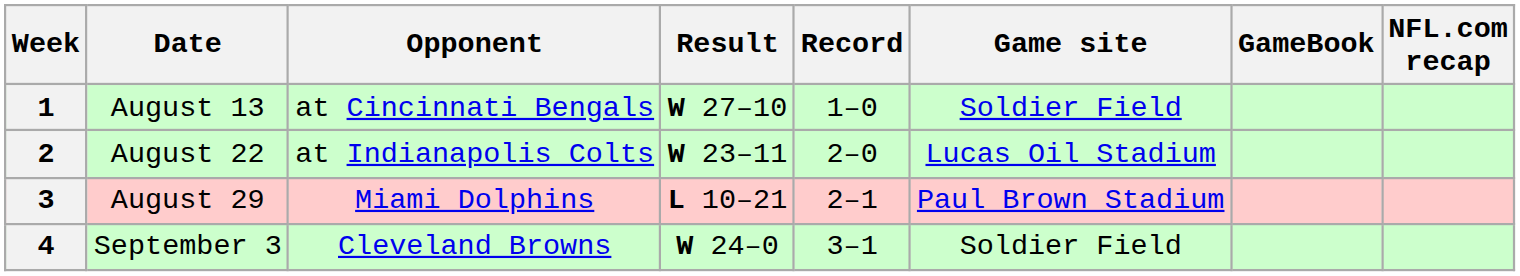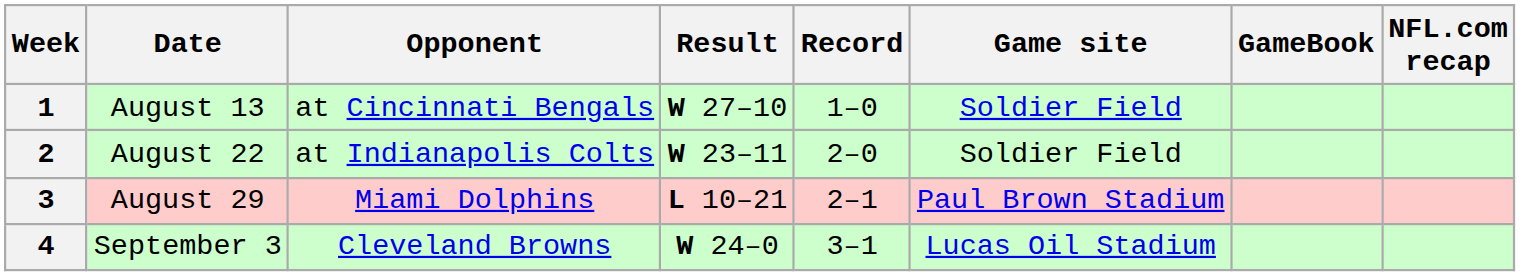(1071, 154) Lucas Oil Stadium -> (1071, 154) Soldier Field
(1071, 247) Soldier Field -> (1071, 247) Lucas Oil Stadium
